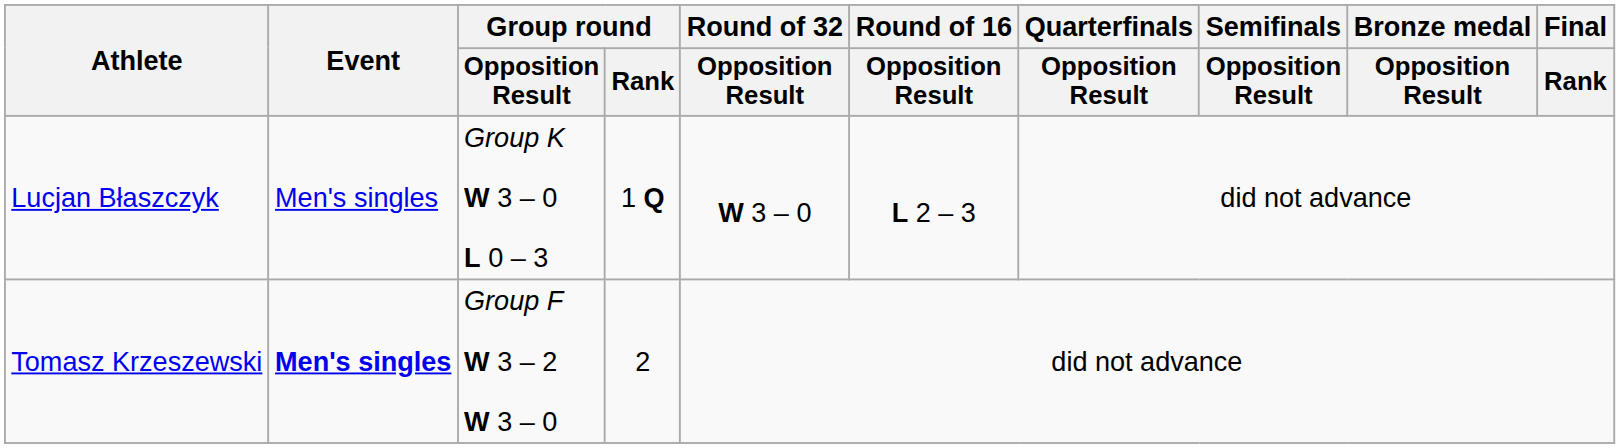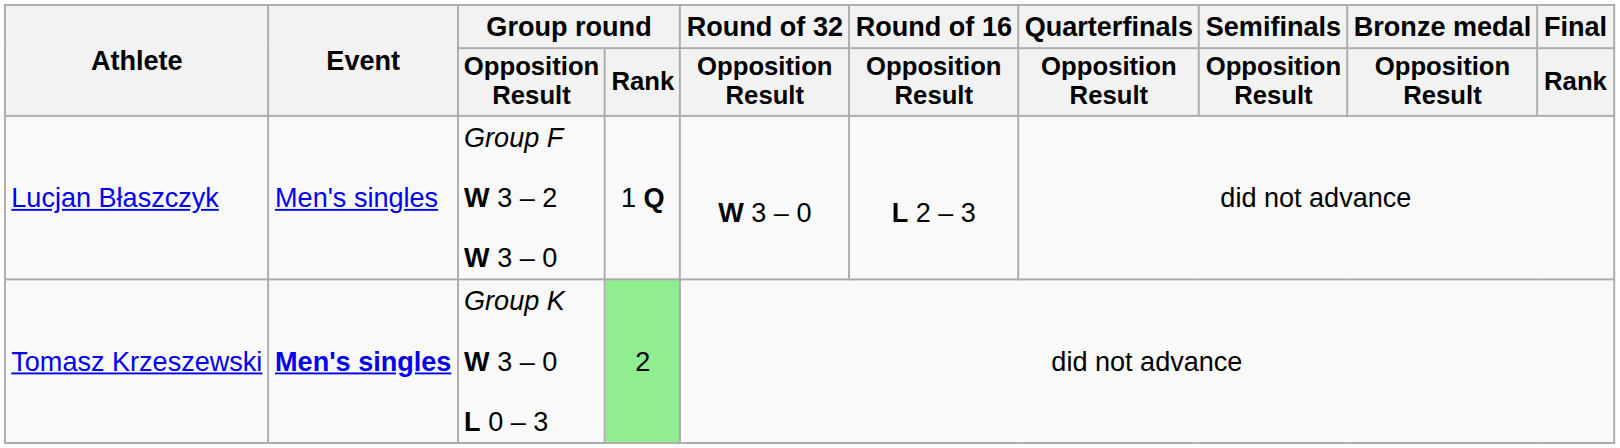(514, 198) Group K W 3 – 0 L 0 – 3 -> (514, 198) Group F W 3 – 2 W 3 – 0
(514, 361) Group F W 3 – 2 W 3 – 0 -> (514, 361) Group K W 3 – 0 L 0 – 3
(643, 361) no background -> (643, 361) lightgreen background
